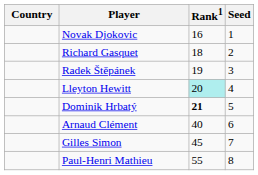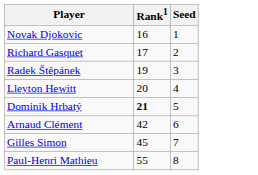- column: (32, 15)
(197, 52) 18 -> (142, 52) 17
(197, 88) paleturquoise background -> (142, 88) no background
(197, 124) 40 -> (142, 124) 42
